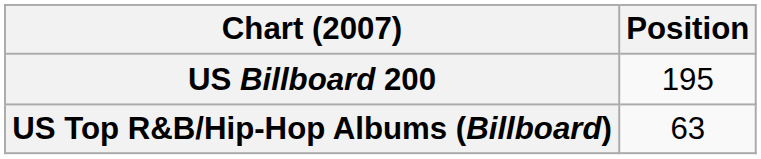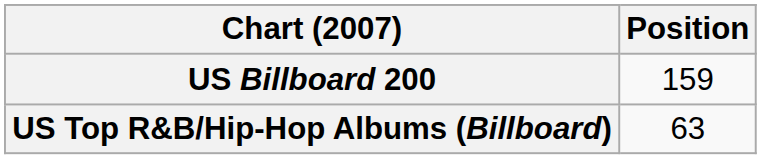(688, 78) 195 -> (688, 78) 159
